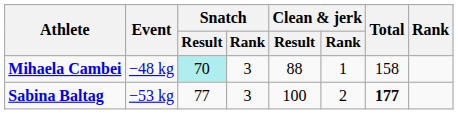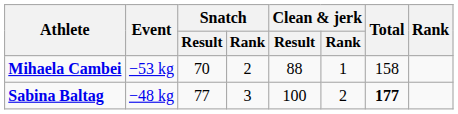(151, 69) −48 kg -> (151, 69) −53 kg
(202, 69) paleturquoise background -> (202, 69) no background
(247, 69) 3 -> (247, 69) 2
(151, 95) −53 kg -> (151, 95) −48 kg
